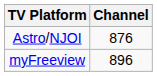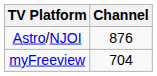(121, 60) 896 -> (121, 60) 704
